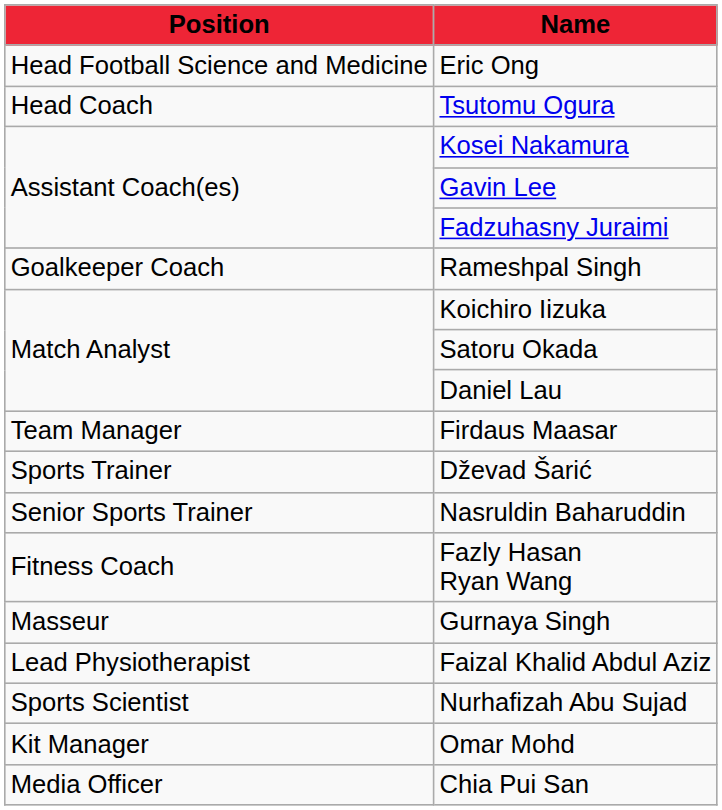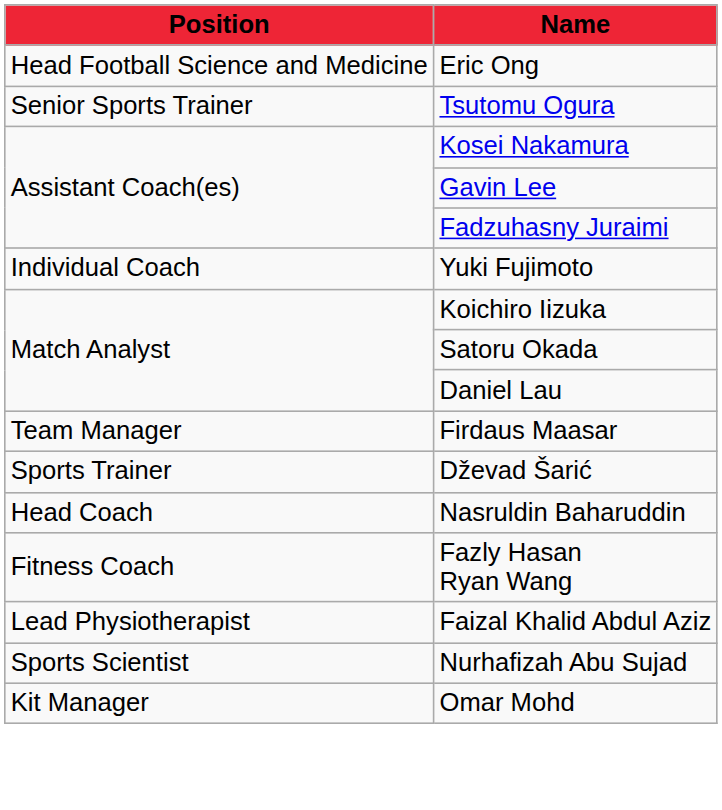(82, 106) Head Coach -> (132, 106) Senior Sports Trainer
- row: (541, 268)
+ row: (516, 268)
(132, 512) Senior Sports Trainer -> (82, 512) Head Coach
- row: (525, 622)
- row: (514, 784)
